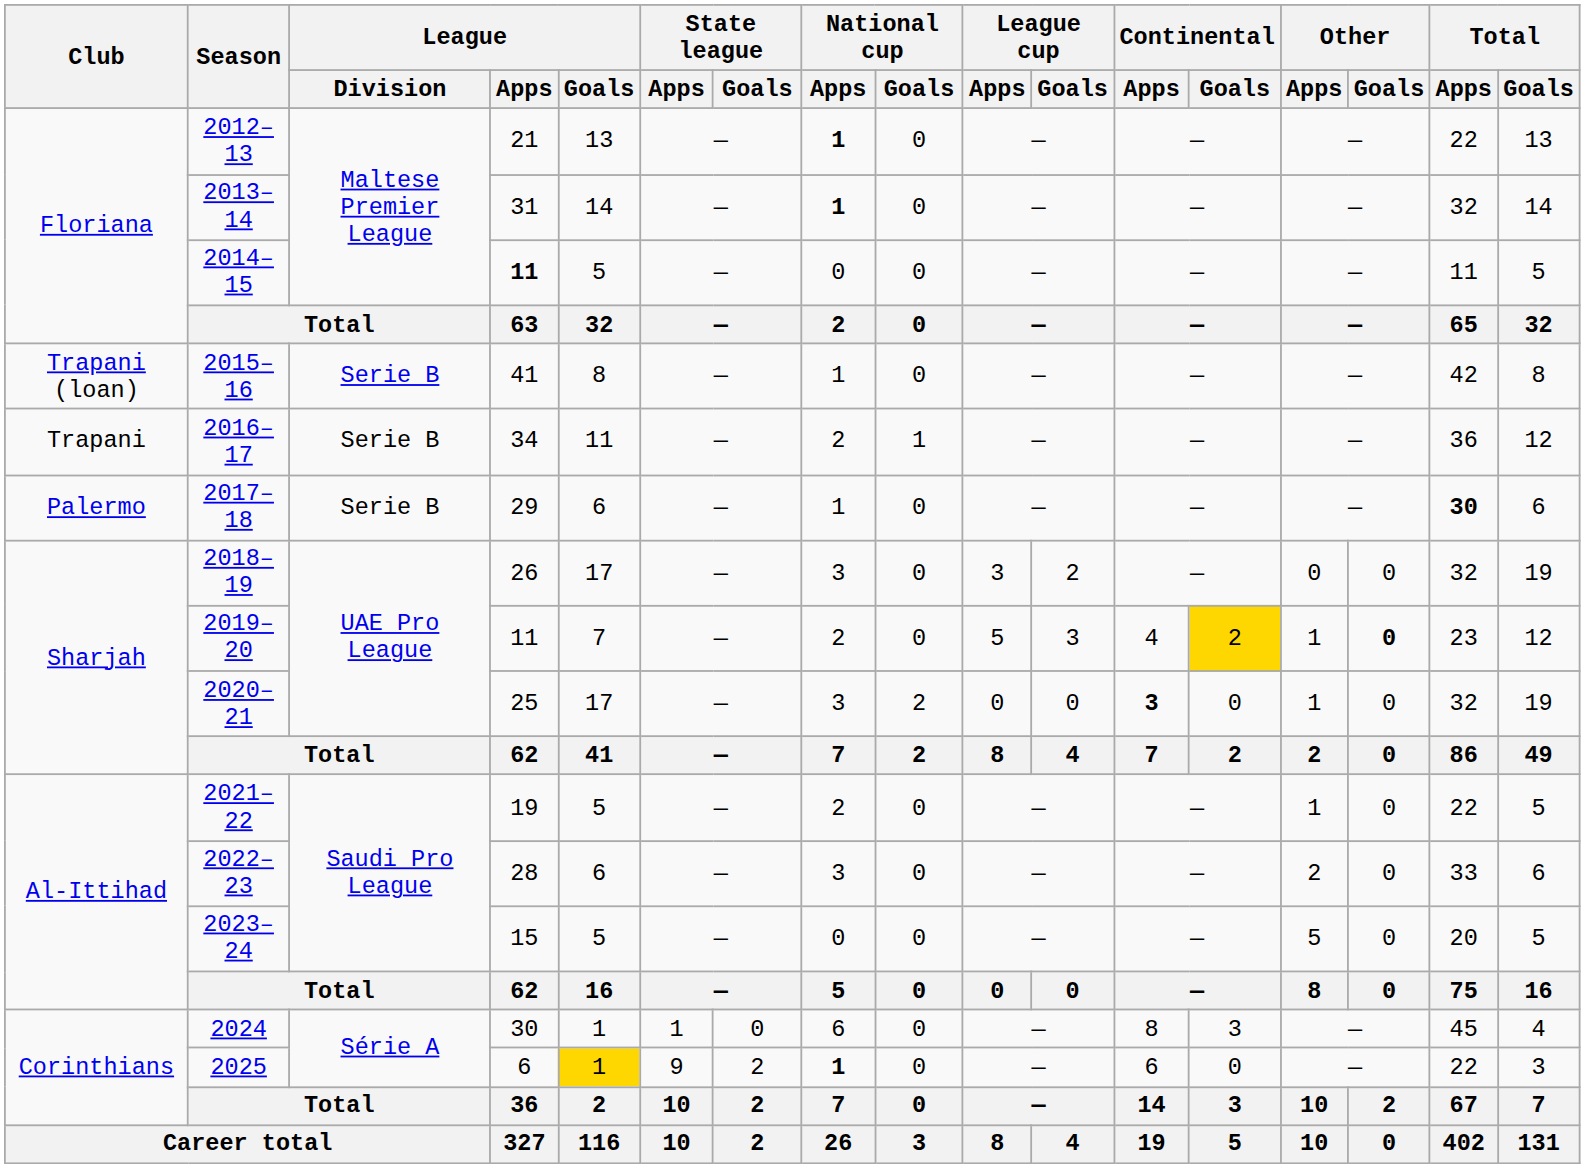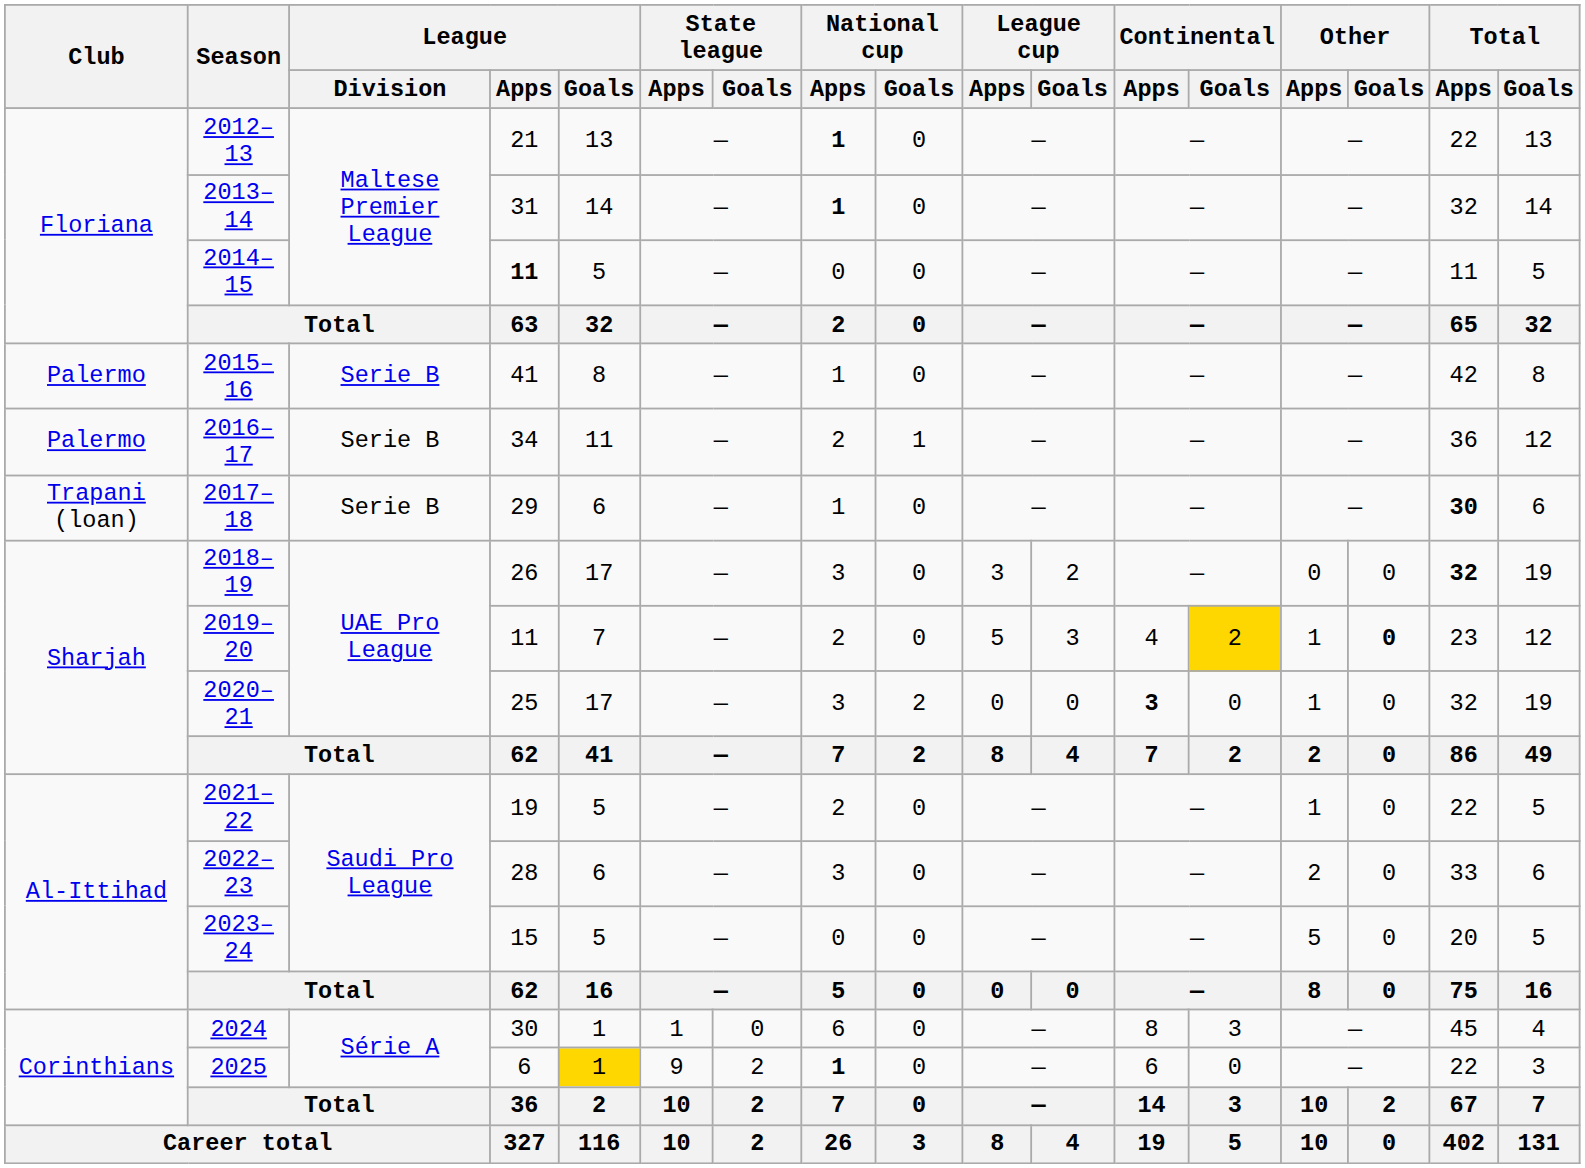(96, 376) Trapani (loan) -> (96, 376) Palermo
(96, 442) Trapani -> (96, 442) Palermo
(96, 507) Palermo -> (96, 507) Trapani (loan)
(1464, 573) normal -> (1464, 573) bold
